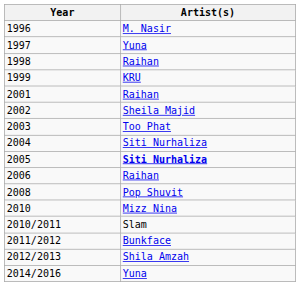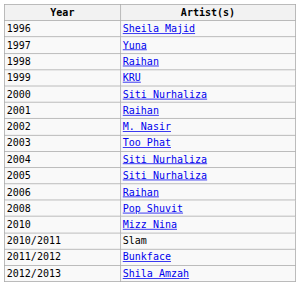(147, 29) M. Nasir -> (159, 29) Sheila Majid
+ row: (19, 94)
(159, 110) Sheila Majid -> (147, 127) M. Nasir
(165, 159) bold -> (165, 176) normal
- row: (34, 274)
